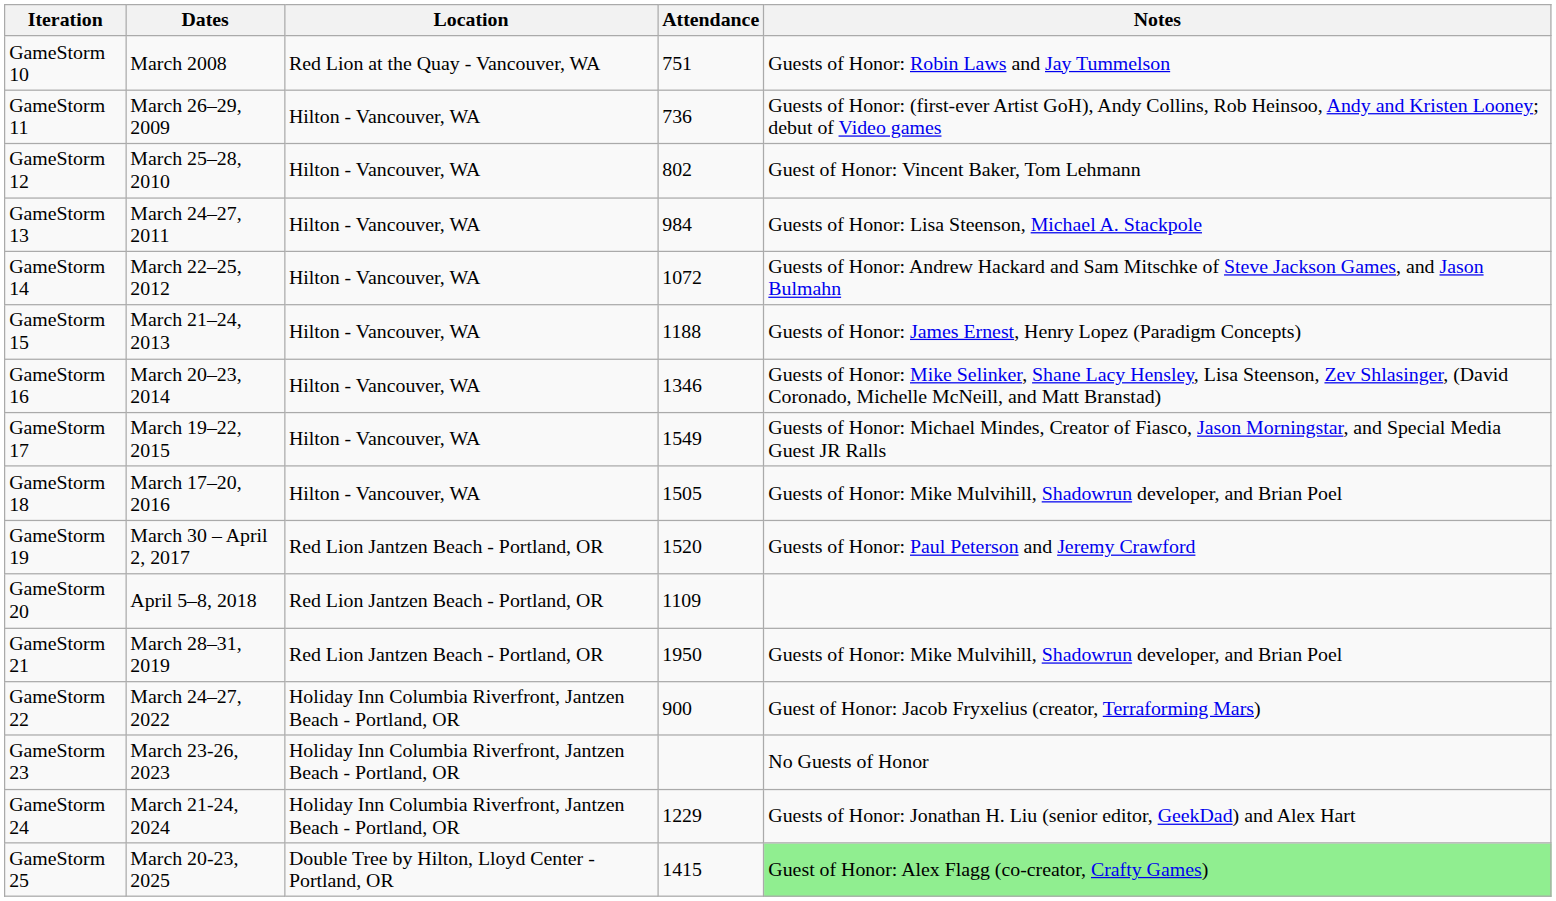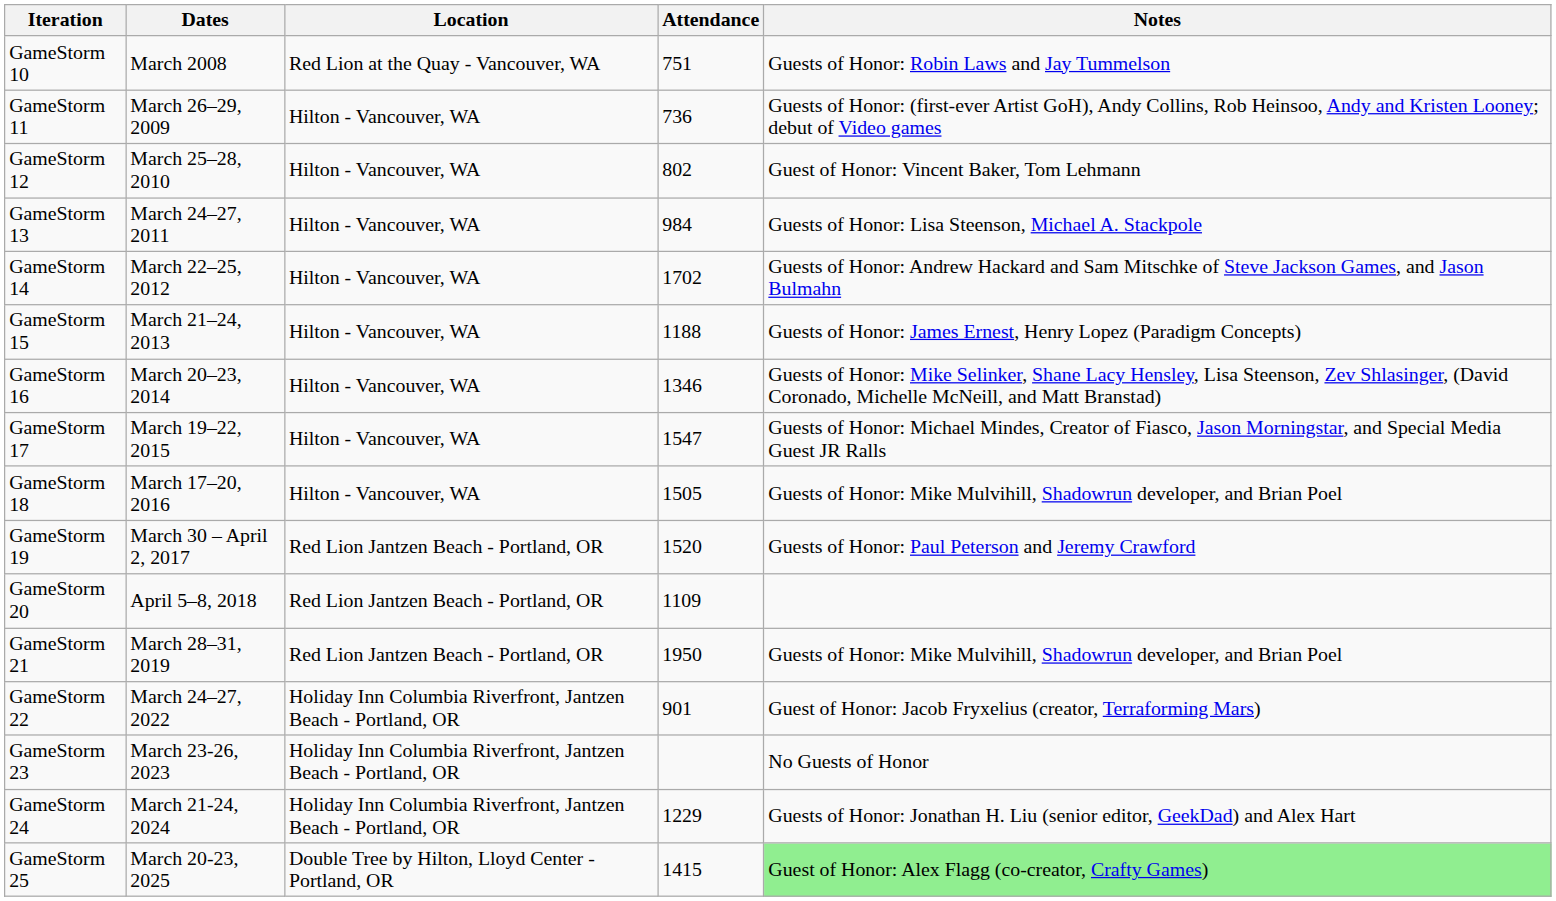(682, 277) 1072 -> (682, 277) 1702
(682, 439) 1549 -> (682, 439) 1547
(677, 708) 900 -> (677, 708) 901
